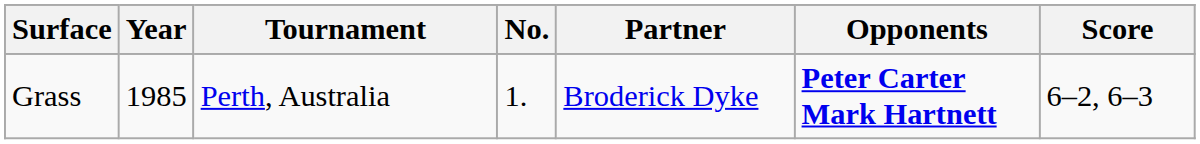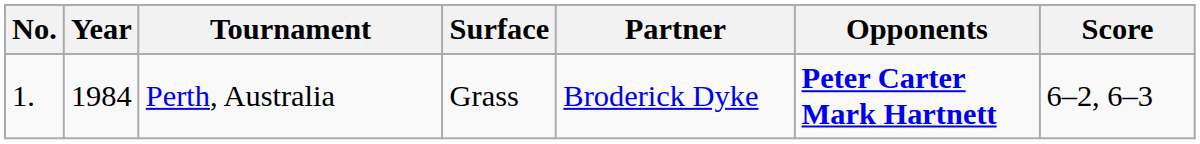columns swapped: (527, 28) <-> (62, 28)
(156, 95) 1985 -> (101, 95) 1984
